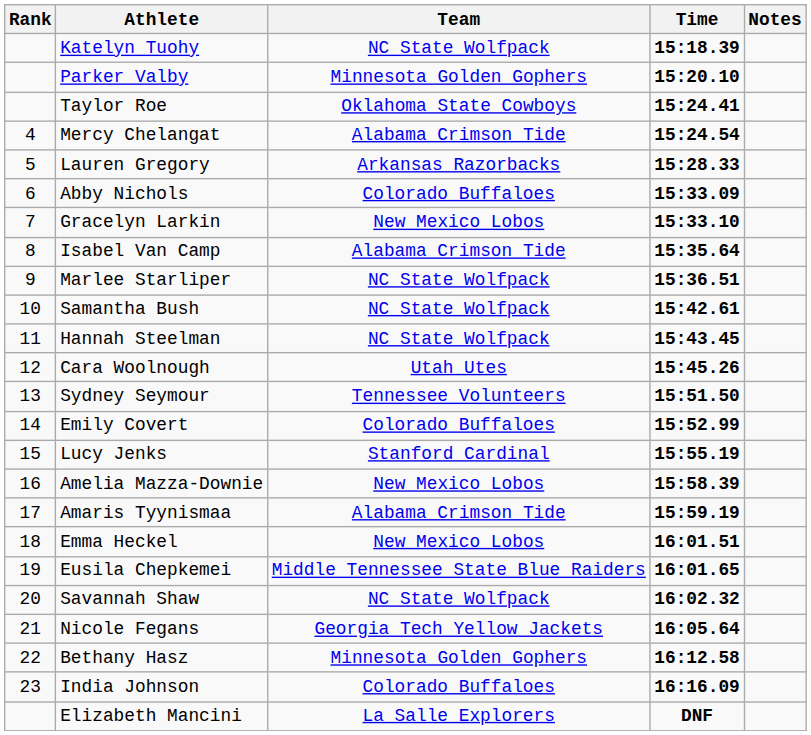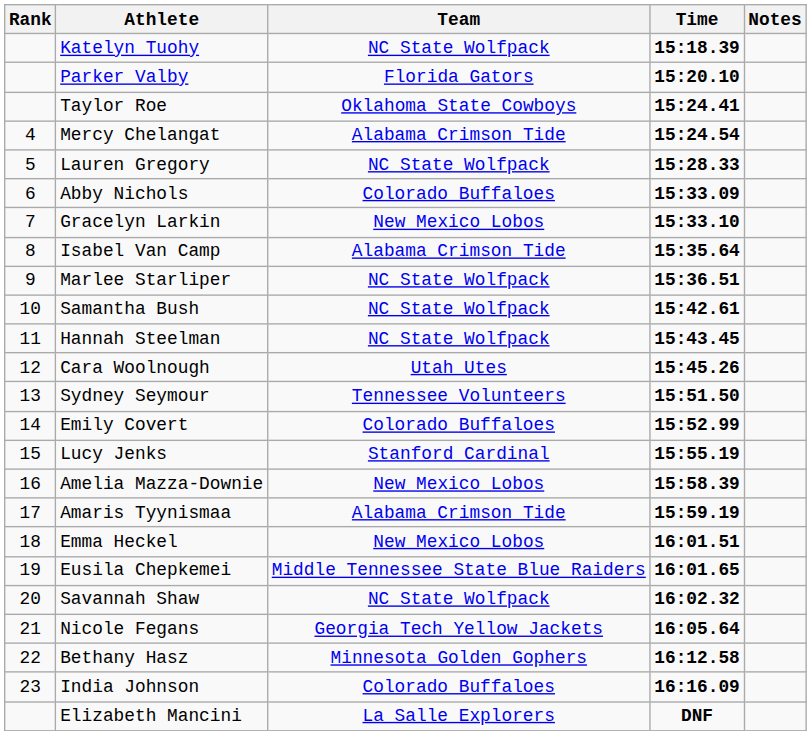(459, 77) Minnesota Golden Gophers -> (459, 77) Florida Gators
(459, 164) Arkansas Razorbacks -> (459, 164) NC State Wolfpack
